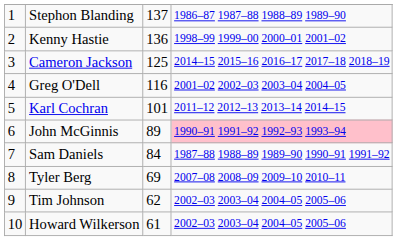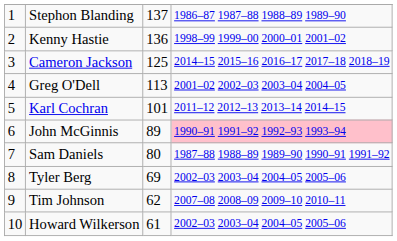(157, 85) 116 -> (157, 85) 113
(153, 154) 84 -> (153, 154) 80
(260, 177) 2007–08 2008–09 2009–10 2010–11 -> (260, 177) 2002–03 2003–04 2004–05 2005–06
(260, 200) 2002–03 2003–04 2004–05 2005–06 -> (260, 200) 2007–08 2008–09 2009–10 2010–11
